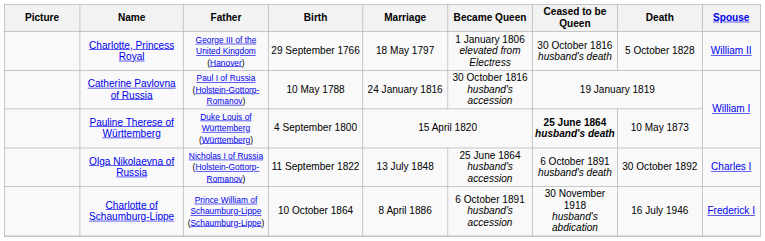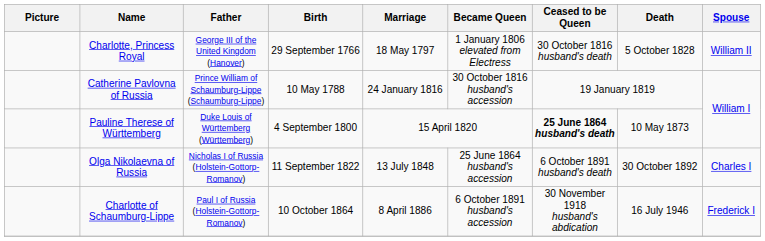(226, 90) Paul I of Russia (Holstein-Gottorp-Romanov) -> (226, 90) Prince William of Schaumburg-Lippe (Schaumburg-Lippe)
(226, 212) Prince William of Schaumburg-Lippe (Schaumburg-Lippe) -> (226, 212) Paul I of Russia (Holstein-Gottorp-Romanov)
